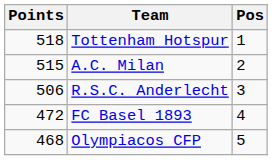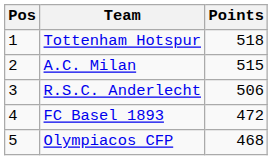columns swapped: (250, 17) <-> (36, 17)
